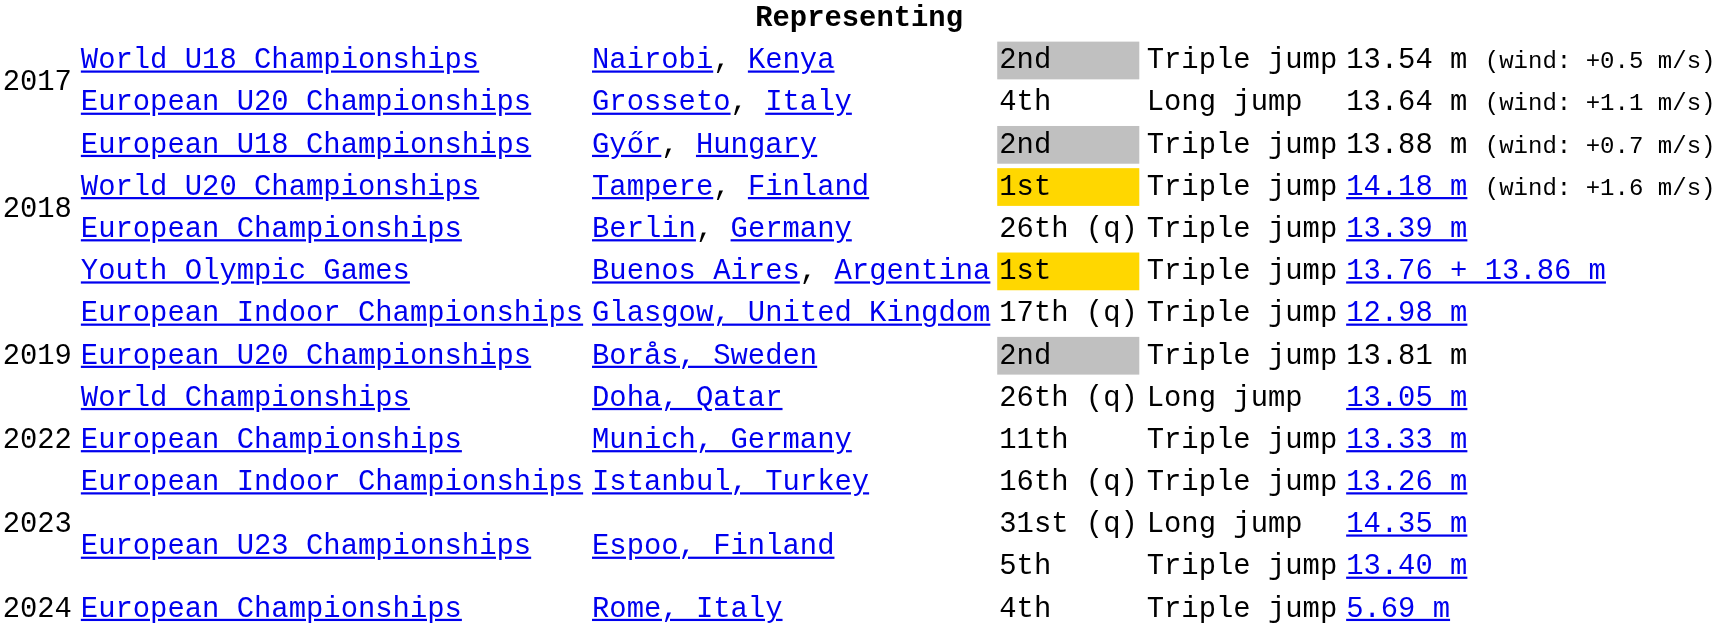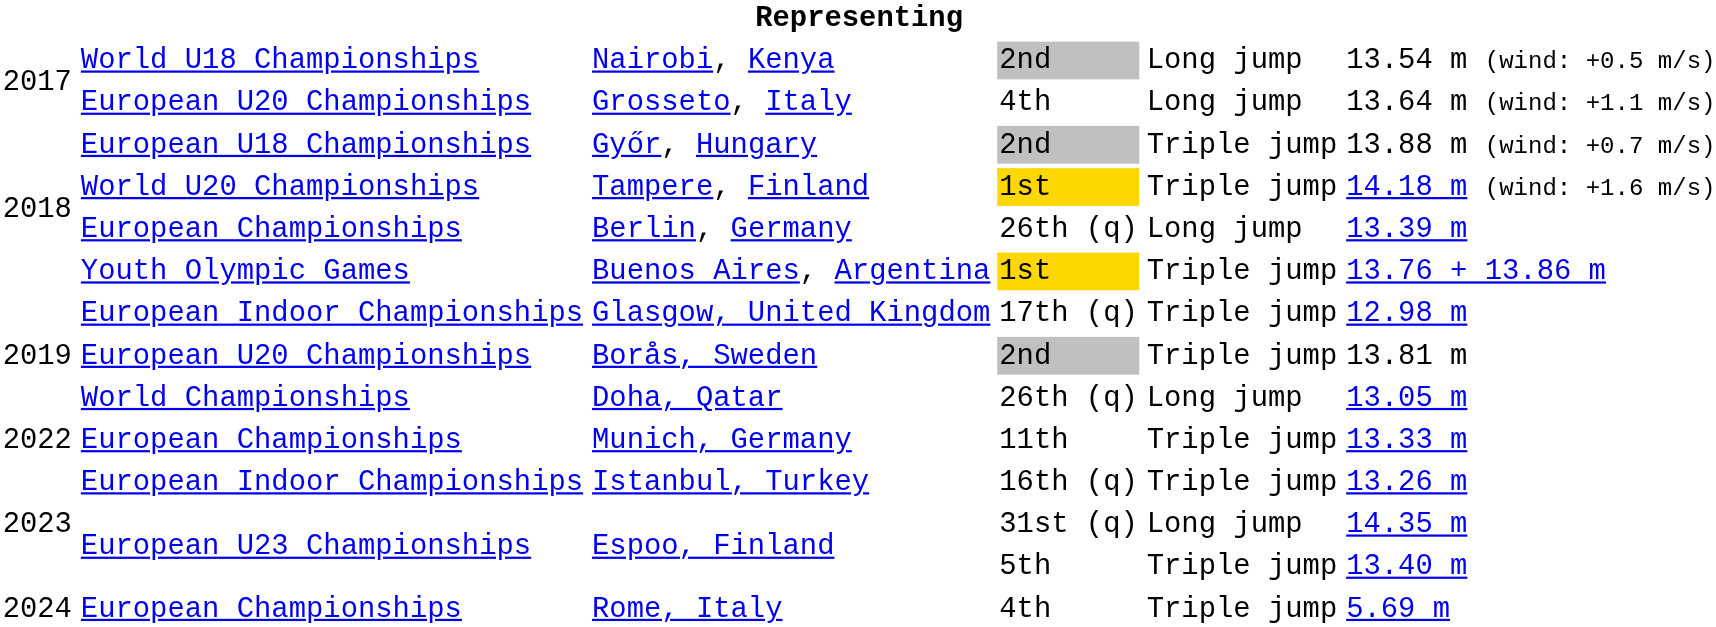(1242, 60) Triple jump -> (1225, 60) Long jump
(1242, 229) Triple jump -> (1225, 229) Long jump
